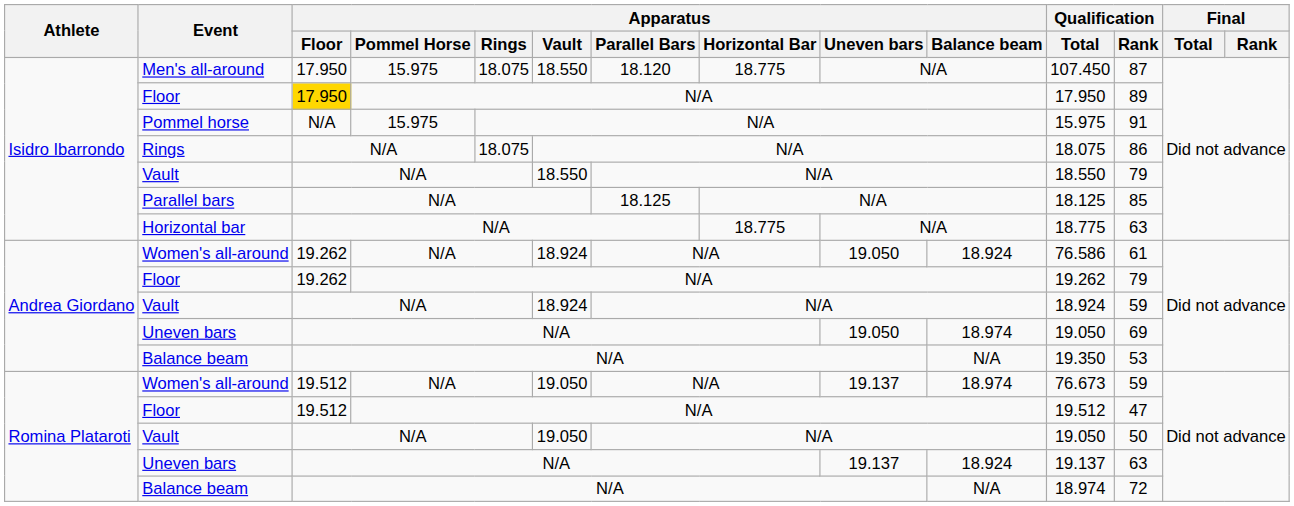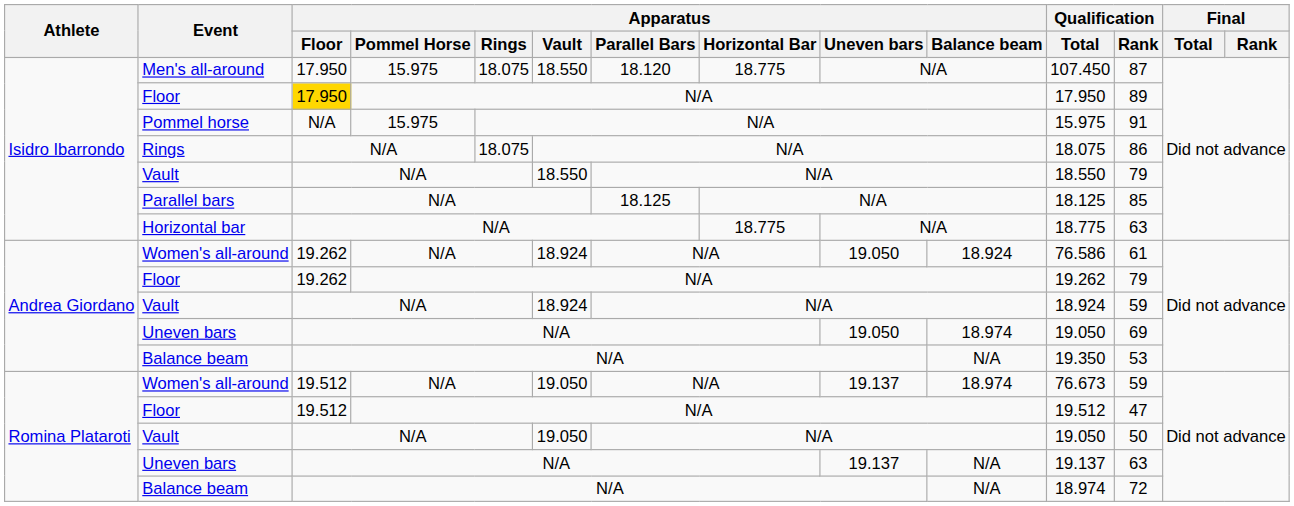(987, 463) 18.924 -> (987, 463) N/A
